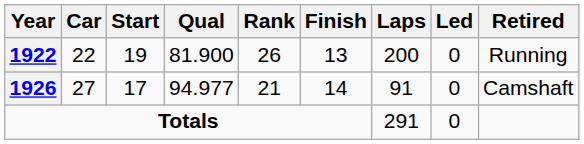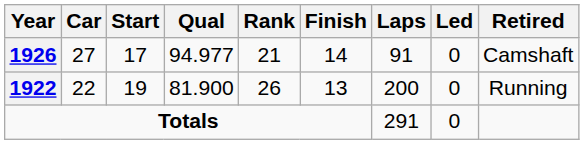rows swapped: (33, 54) <-> (33, 88)
